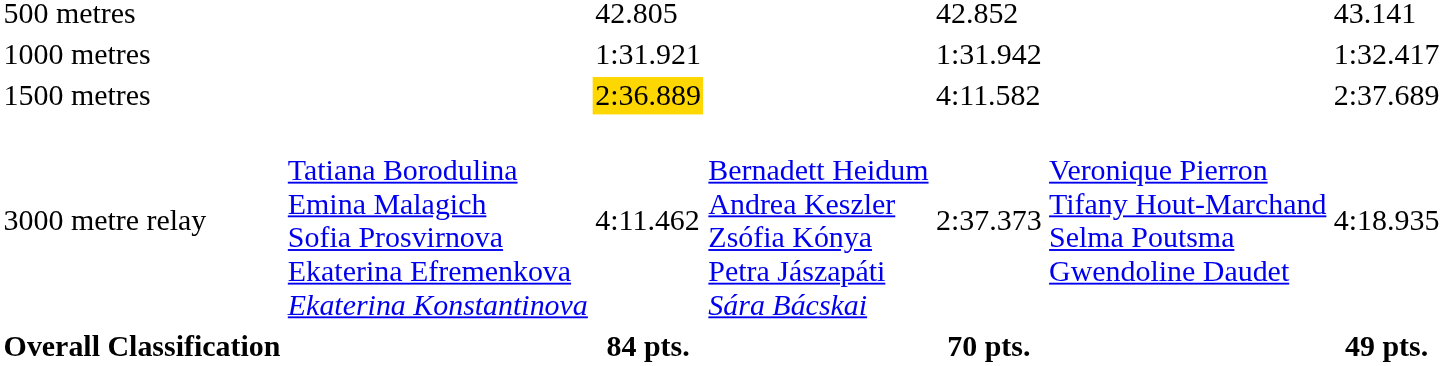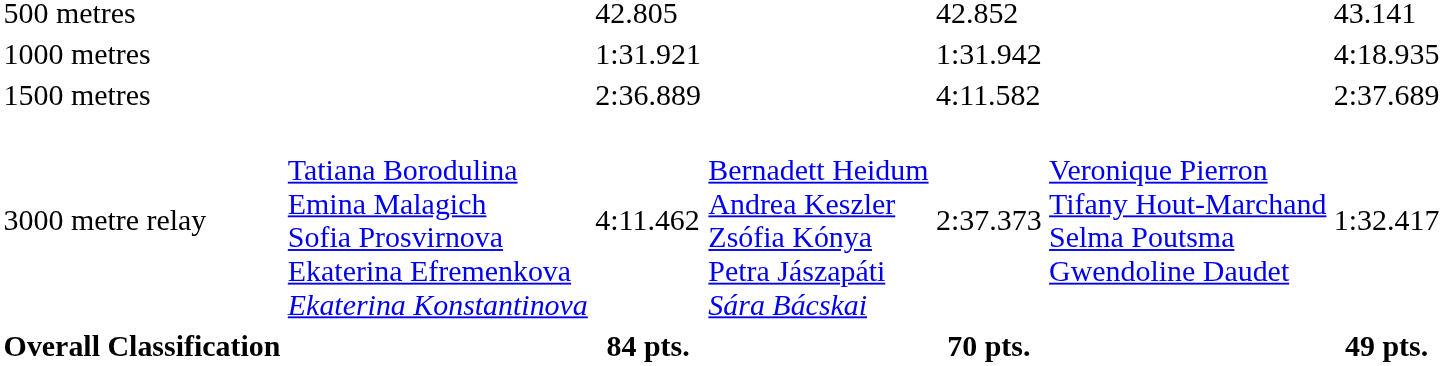(1387, 54) 1:32.417 -> (1387, 54) 4:18.935
(648, 95) gold background -> (648, 95) no background
(1387, 220) 4:18.935 -> (1387, 220) 1:32.417
